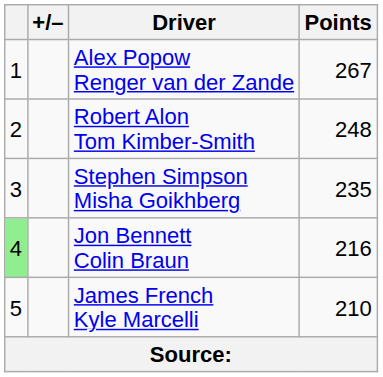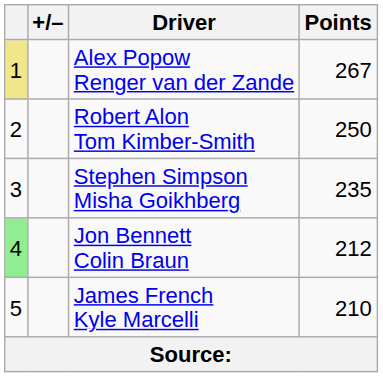(16, 70) no background -> (16, 70) khaki background
(353, 129) 248 -> (353, 129) 250
(353, 248) 216 -> (353, 248) 212
